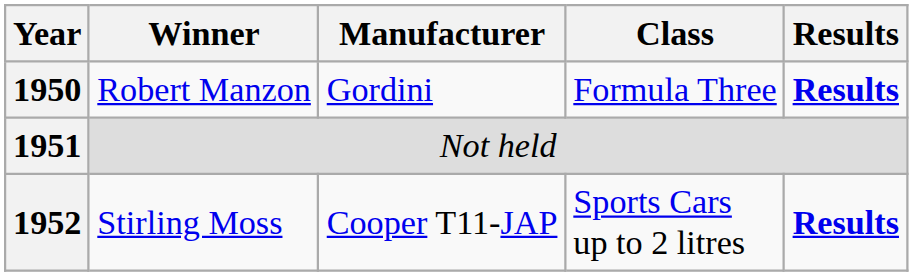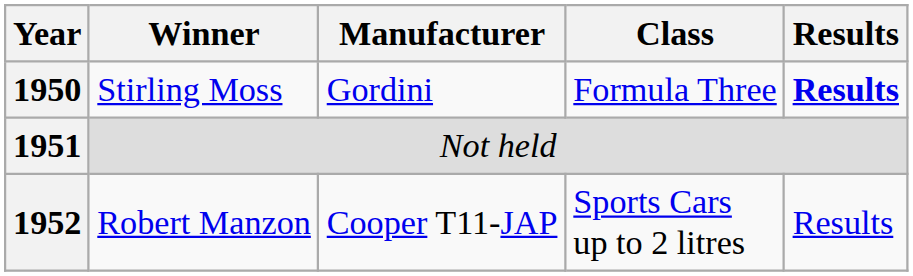(204, 89) Robert Manzon -> (190, 89) Stirling Moss
(190, 222) Stirling Moss -> (204, 222) Robert Manzon
(846, 222) bold -> (843, 222) normal
